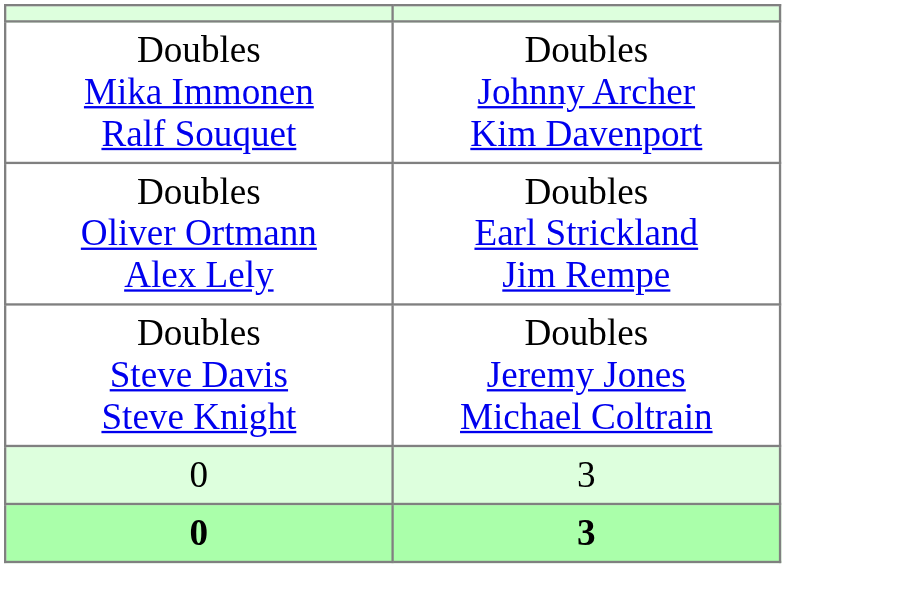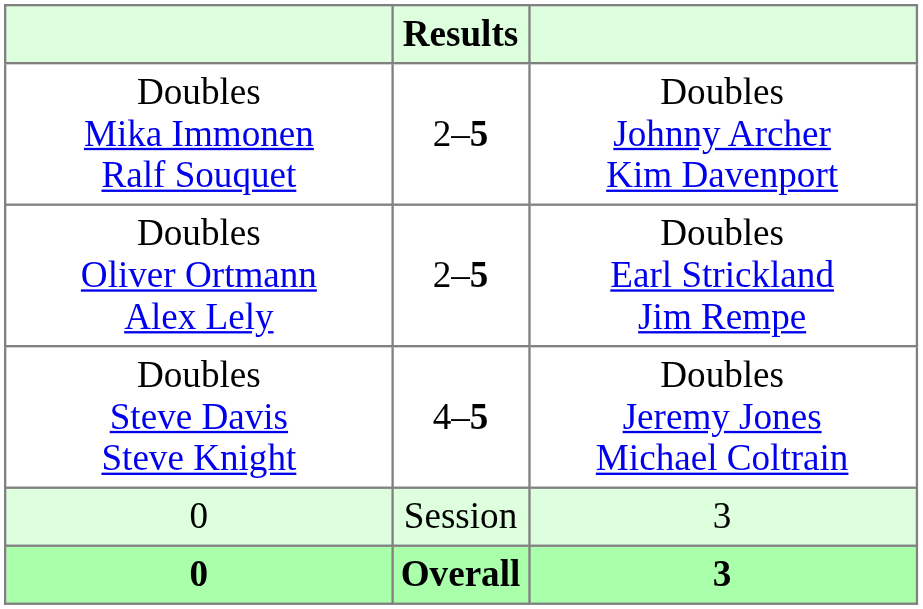+ column: (460, 33)
